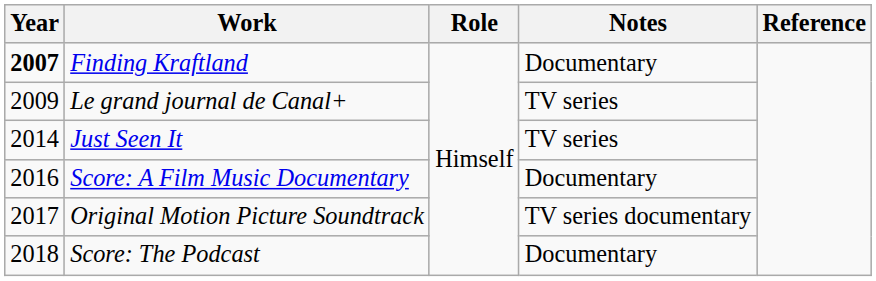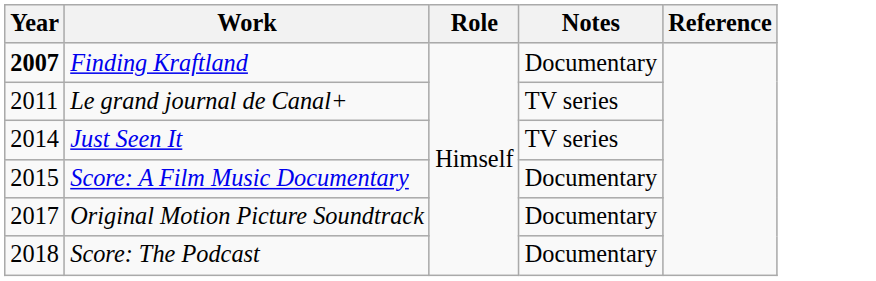(35, 100) 2009 -> (34, 100) 2011
(35, 178) 2016 -> (35, 178) 2015
(638, 216) TV series documentary -> (591, 216) Documentary
